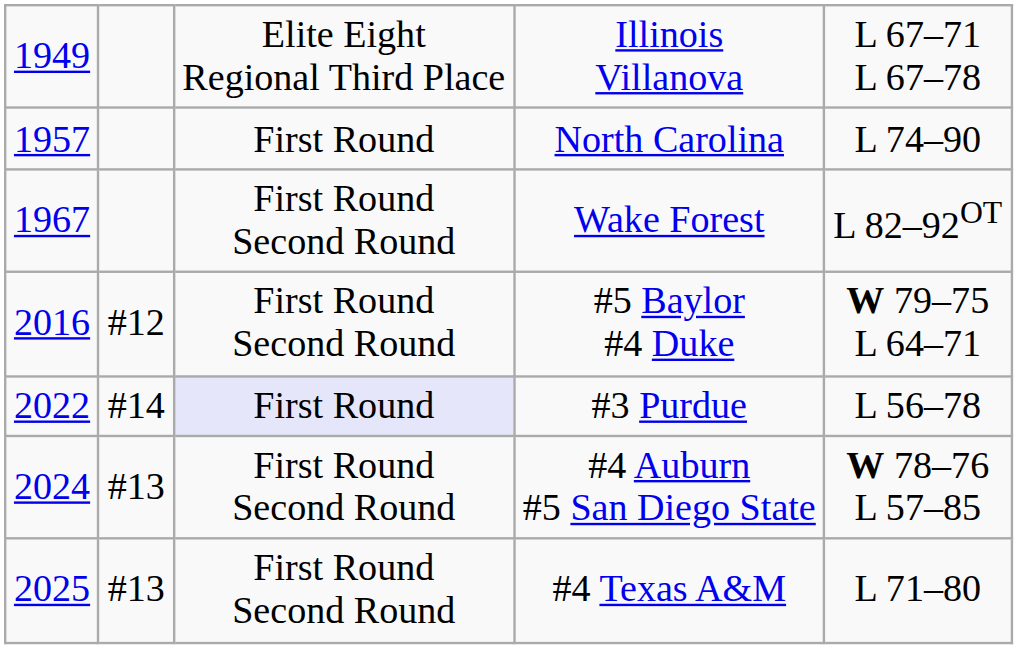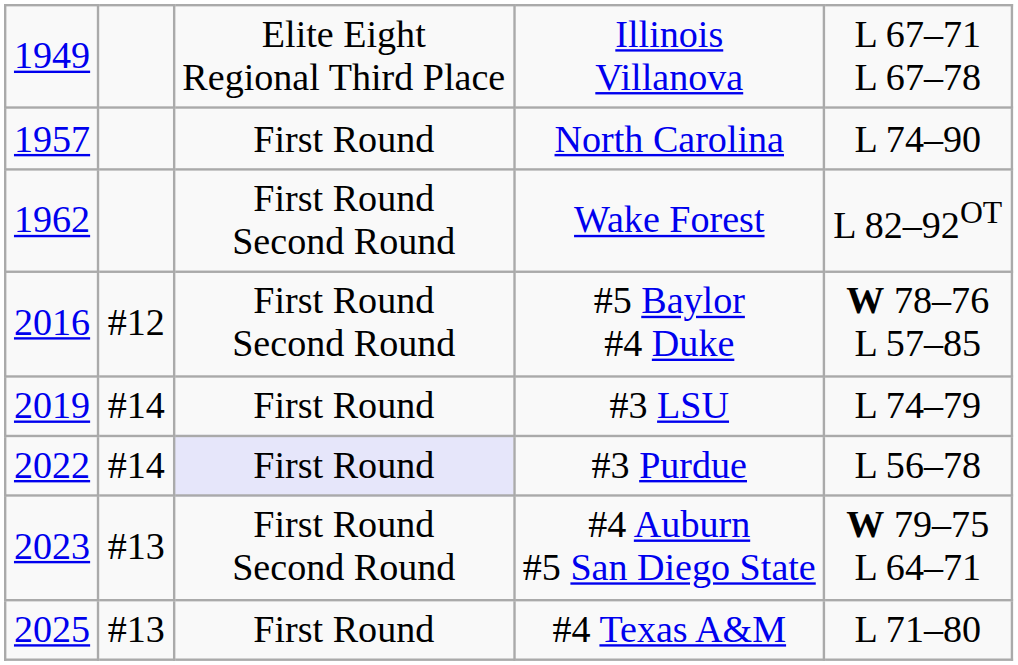(52, 219) 1967 -> (52, 219) 1962
(918, 322) W 79–75 L 64–71 -> (918, 322) W 78–76 L 57–85
+ row: (669, 404)
(52, 486) 2024 -> (52, 546) 2023
(918, 486) W 78–76 L 57–85 -> (918, 546) W 79–75 L 64–71
(344, 589) First Round Second Round -> (344, 628) First Round
